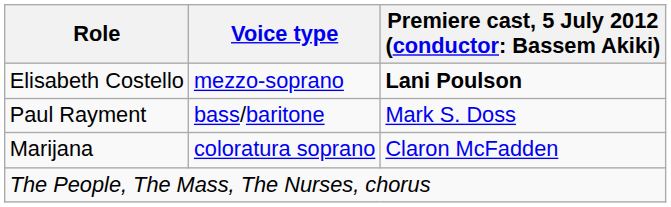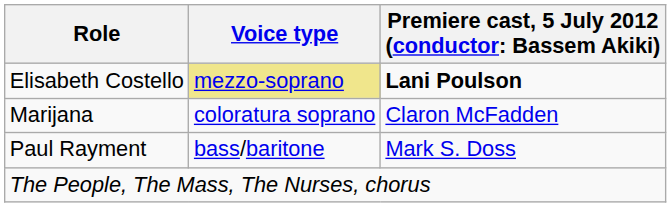(269, 80) no background -> (269, 80) khaki background
rows swapped: (78, 115) <-> (51, 149)
